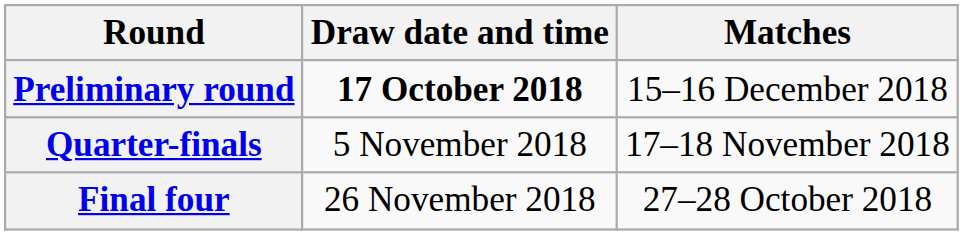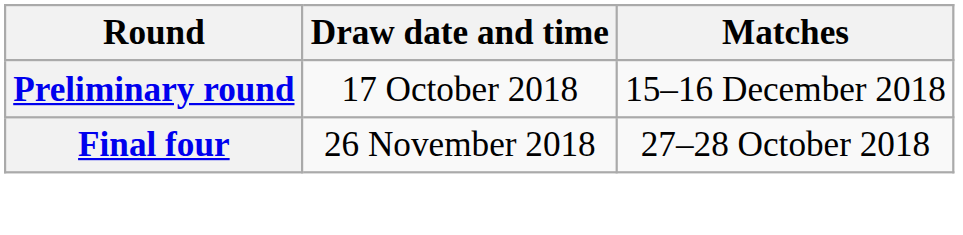(460, 88) bold -> (460, 88) normal
- row: (154, 144)
